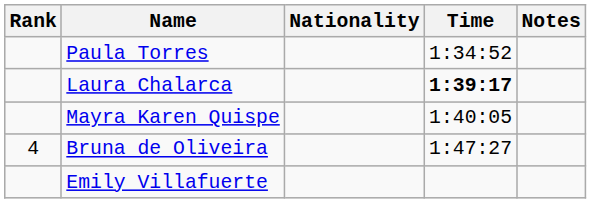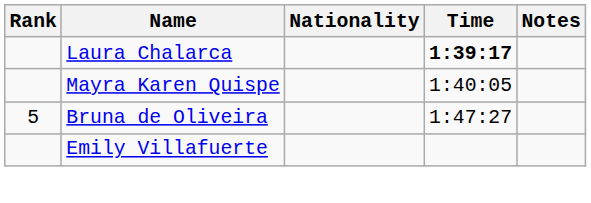- row: (137, 53)
(33, 150) 4 -> (33, 117) 5
